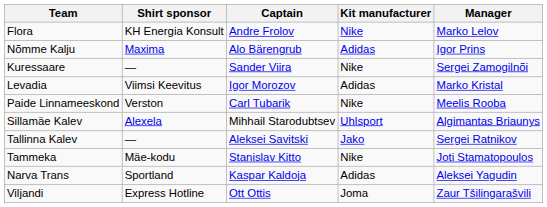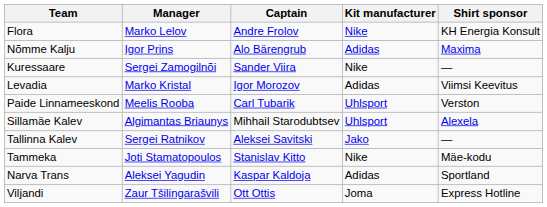columns swapped: (488, 13) <-> (174, 13)
(352, 103) Nike -> (366, 103) Uhlsport
